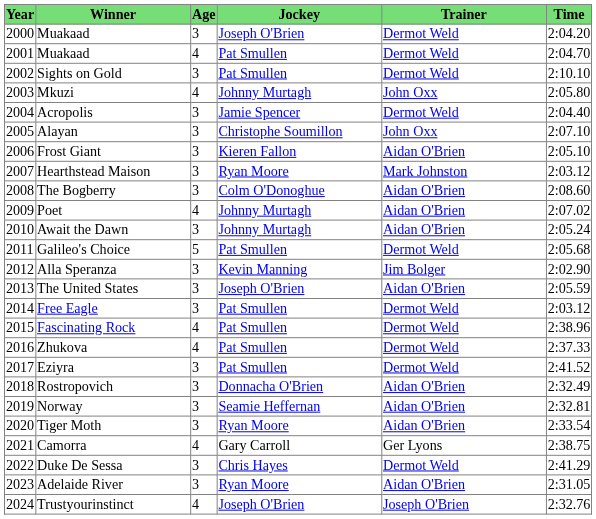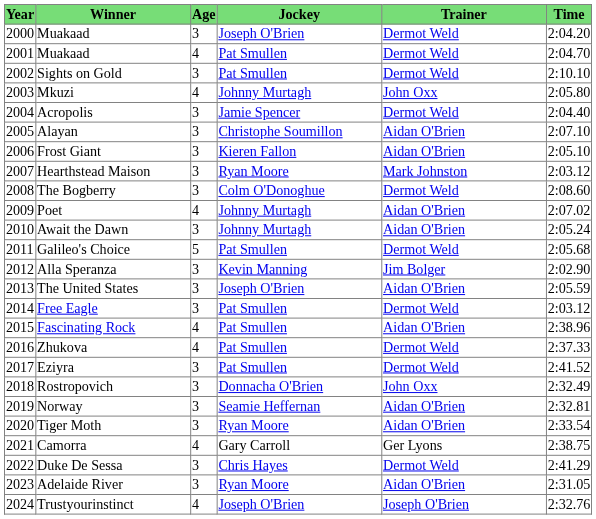(410, 131) John Oxx -> (424, 131) Aidan O'Brien
(424, 190) Aidan O'Brien -> (421, 190) Dermot Weld
(421, 327) Dermot Weld -> (424, 327) Aidan O'Brien
(424, 386) Aidan O'Brien -> (410, 386) John Oxx
